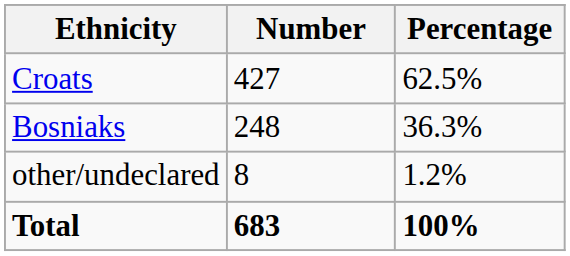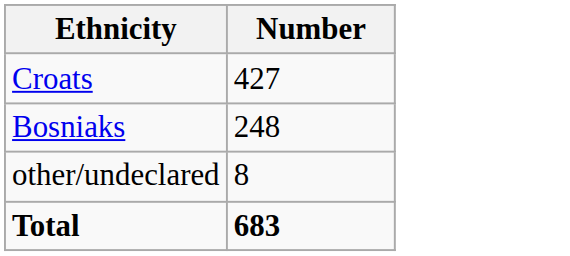- column: (480, 28)
